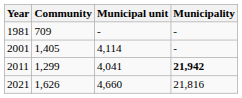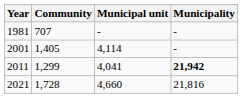(43, 31) 709 -> (43, 31) 707
(47, 84) 1,626 -> (47, 84) 1,728
